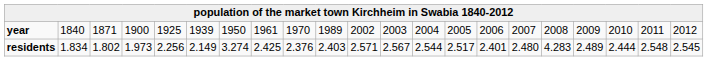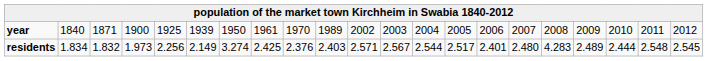(106, 47) 1.802 -> (106, 47) 1.832
